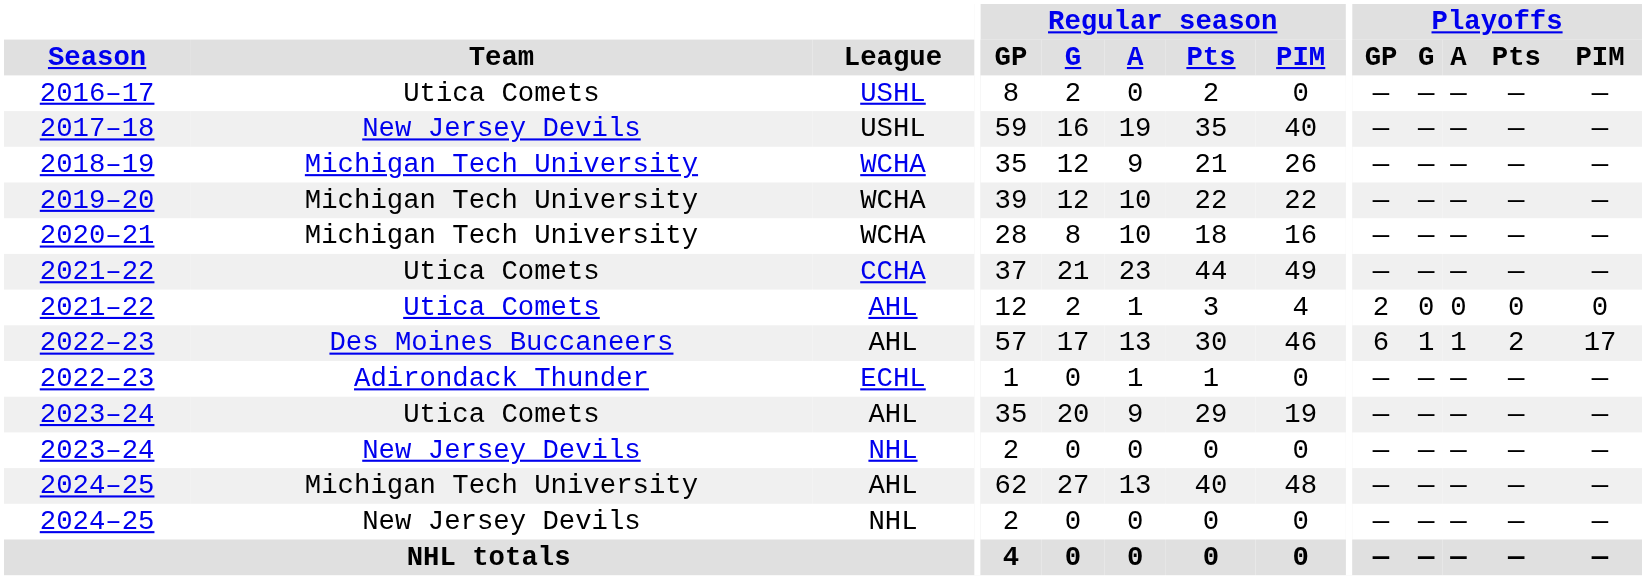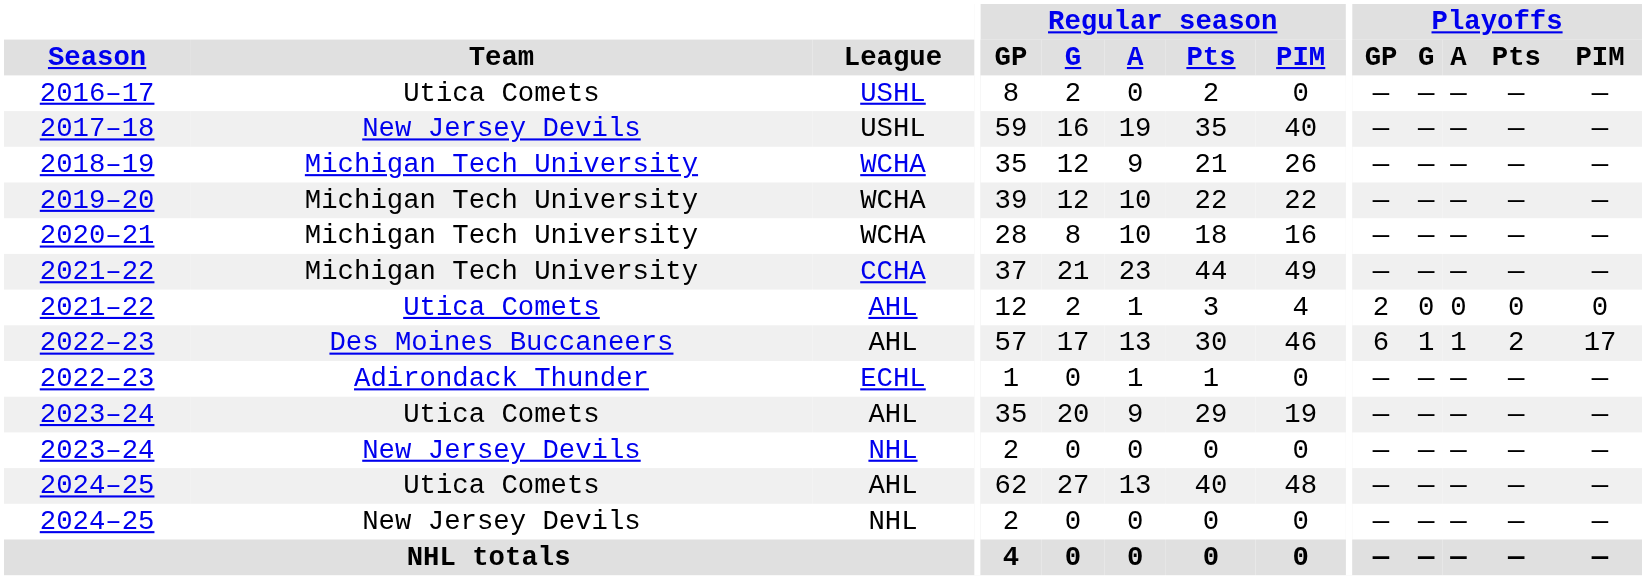(501, 272) Utica Comets -> (501, 272) Michigan Tech University
(501, 486) Michigan Tech University -> (501, 486) Utica Comets
